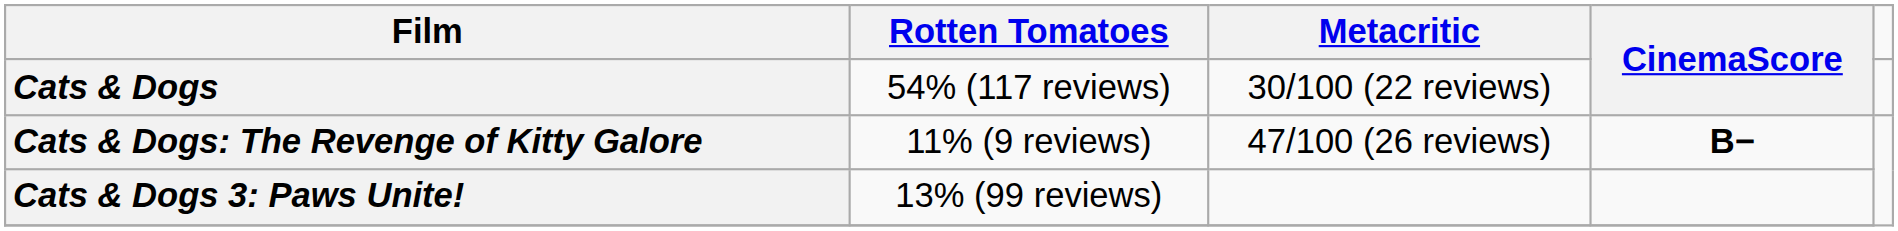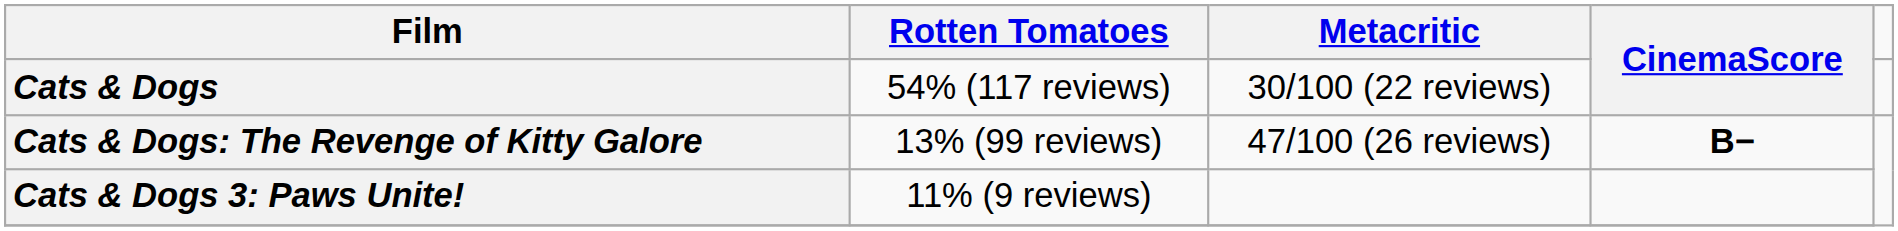(1029, 141) 11% (9 reviews) -> (1029, 141) 13% (99 reviews)
(1029, 196) 13% (99 reviews) -> (1029, 196) 11% (9 reviews)
